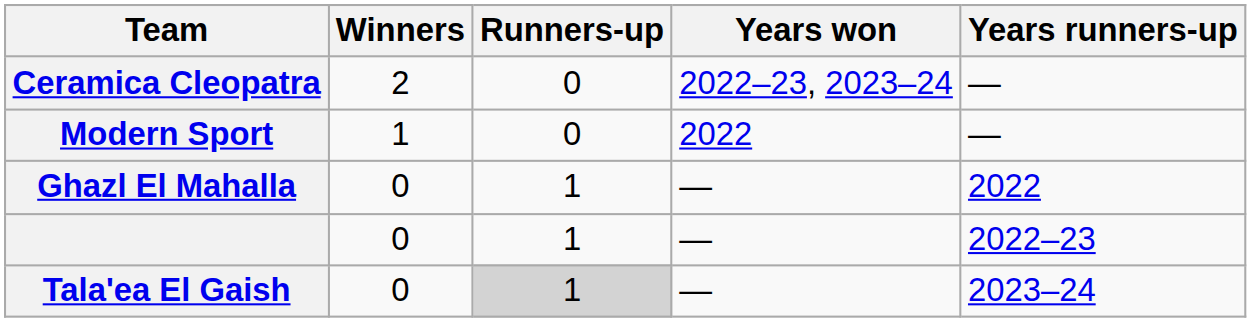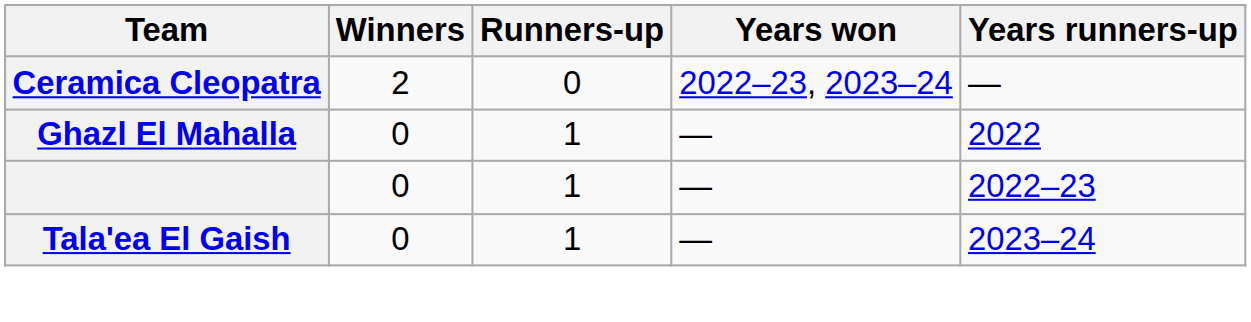- row: (167, 134)
(572, 290) lightgrey background -> (572, 238) no background
